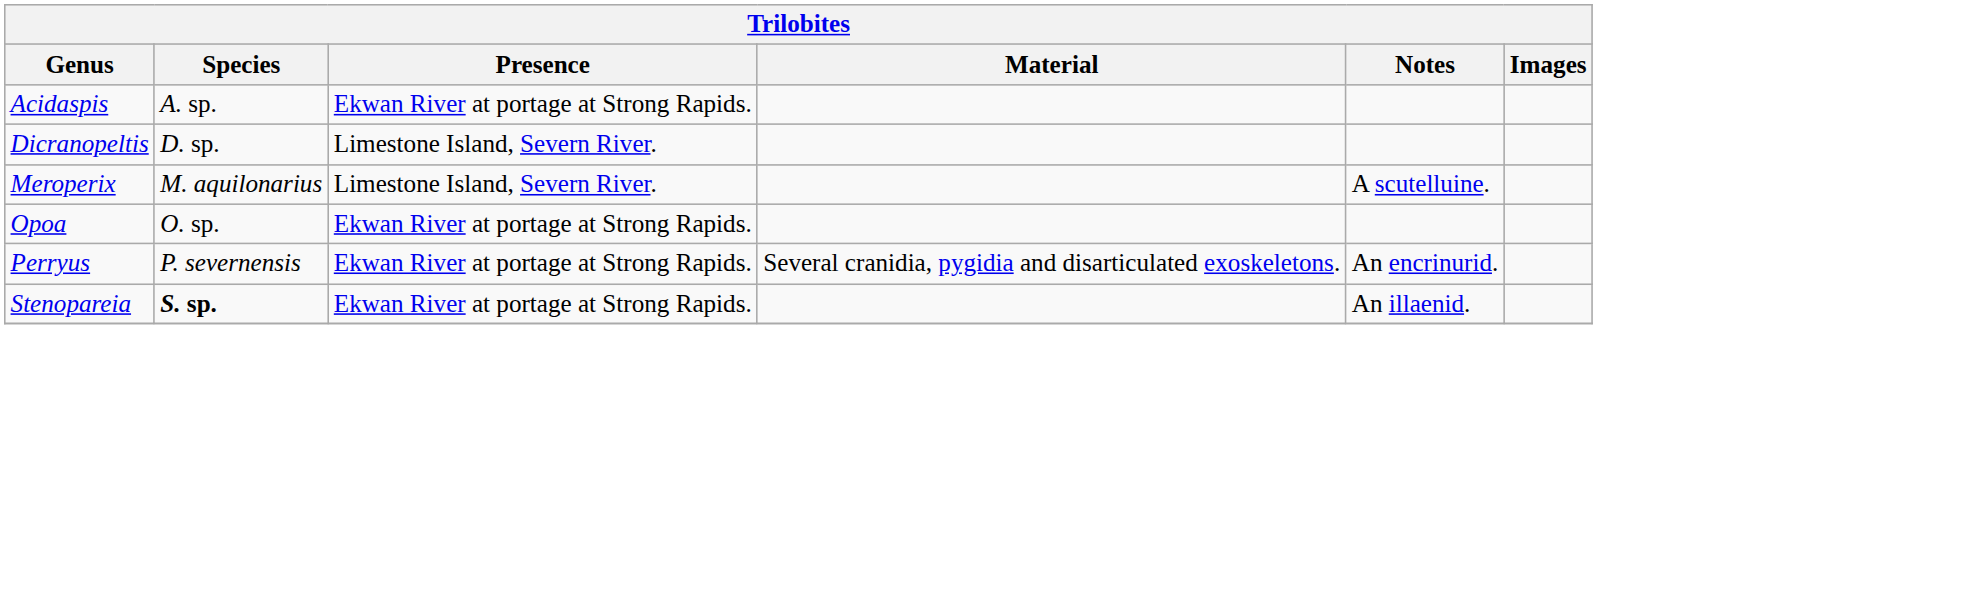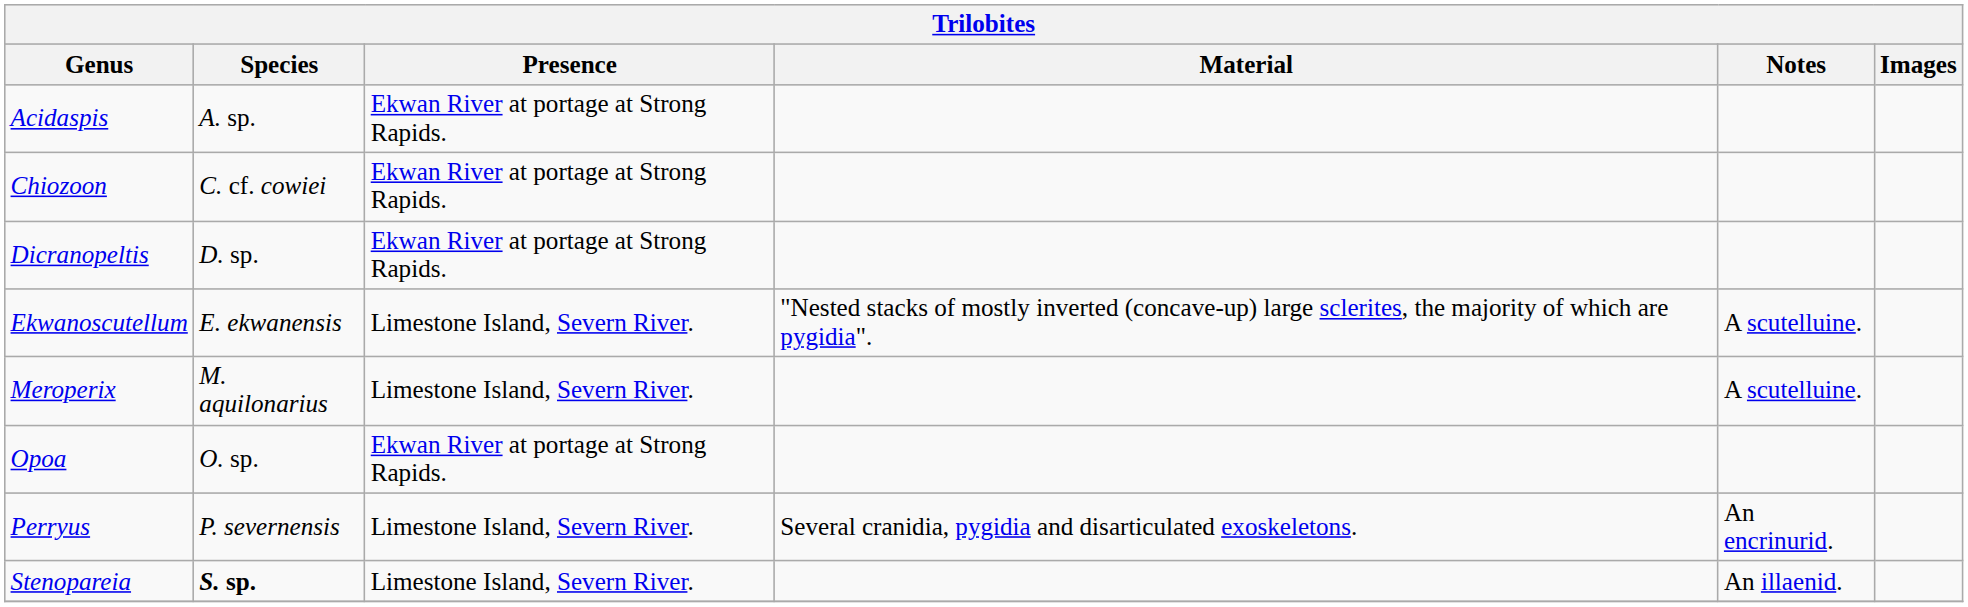+ row: (59, 186)
(495, 143) Limestone Island, Severn River. -> (538, 254) Ekwan River at portage at Strong Rapids.
+ row: (99, 322)
(543, 263) Ekwan River at portage at Strong Rapids. -> (532, 526) Limestone Island, Severn River.
(543, 303) Ekwan River at portage at Strong Rapids. -> (532, 580) Limestone Island, Severn River.
